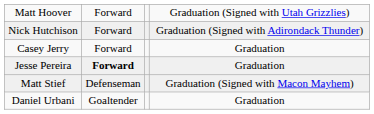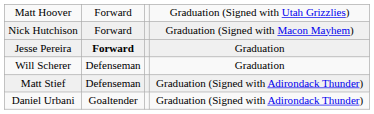(260, 30) Graduation (Signed with Adirondack Thunder) -> (260, 30) Graduation (Signed with Macon Mayhem)
- row: (43, 48)
+ row: (43, 65)
(260, 83) Graduation (Signed with Macon Mayhem) -> (260, 83) Graduation (Signed with Adirondack Thunder)
(260, 100) Graduation -> (260, 100) Graduation (Signed with Adirondack Thunder)
